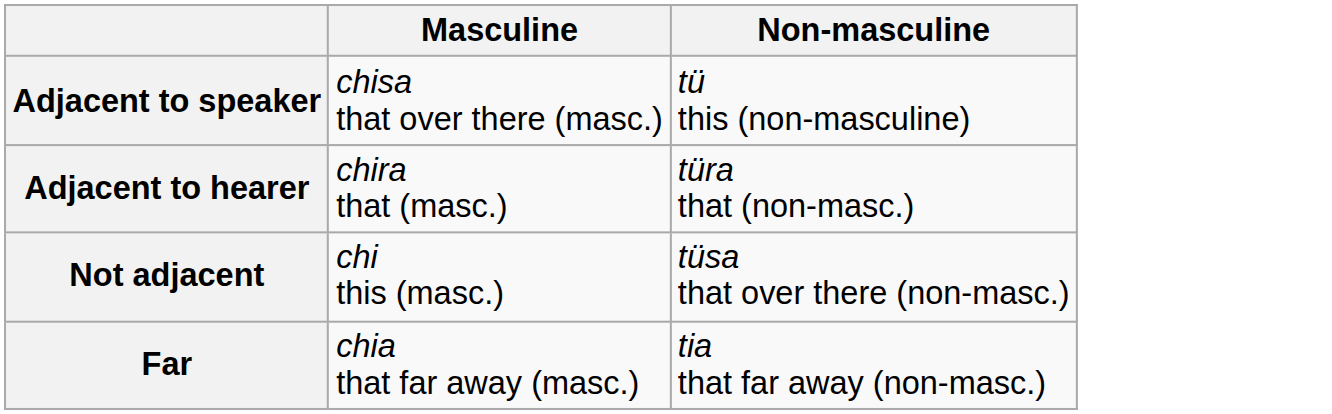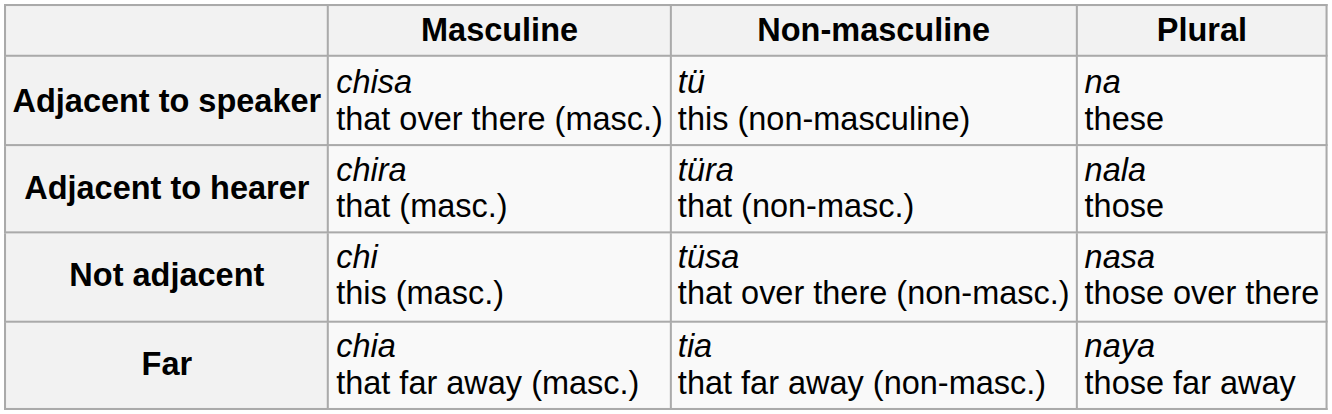+ column: (1202, 30)
